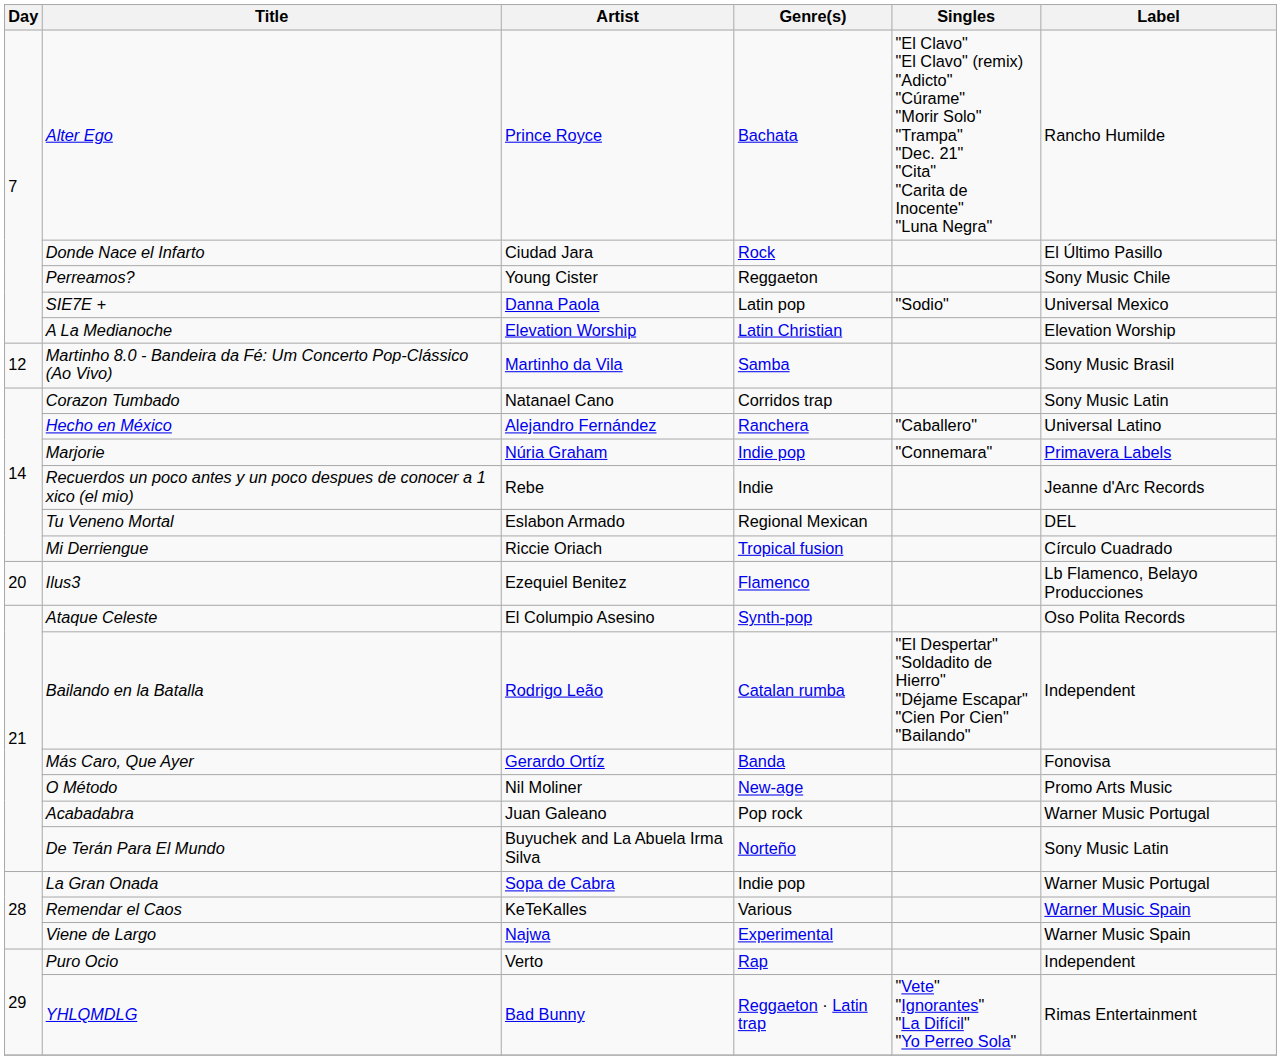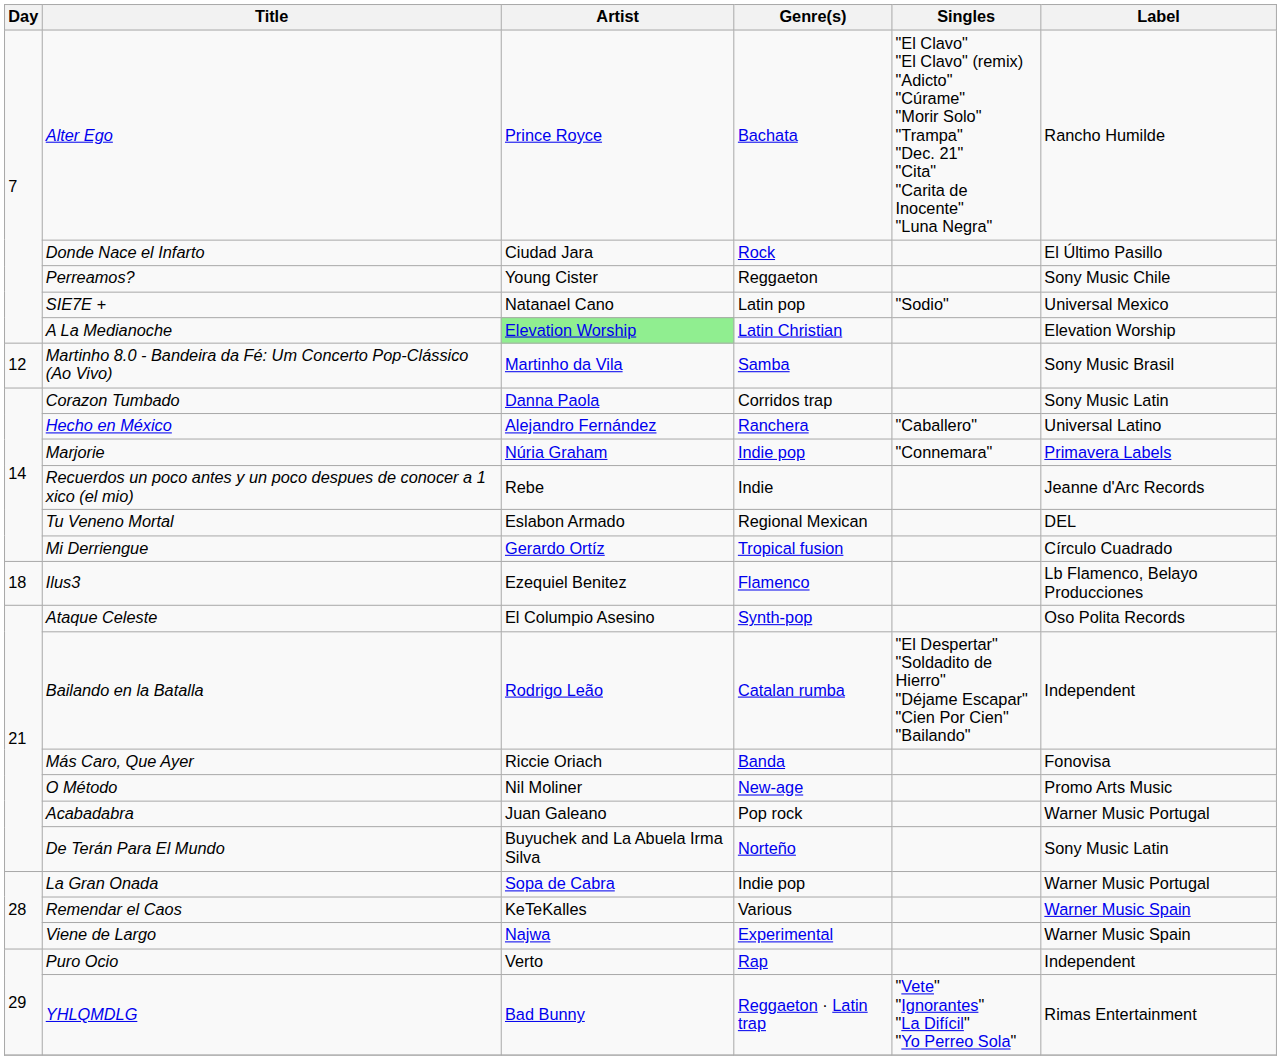(552, 304) Danna Paola -> (559, 304) Natanael Cano
(571, 330) no background -> (571, 330) lightgreen background
(559, 400) Natanael Cano -> (552, 400) Danna Paola
(554, 548) Riccie Oriach -> (555, 548) Gerardo Ortíz
(17, 583) 20 -> (17, 583) 18
(555, 762) Gerardo Ortíz -> (554, 762) Riccie Oriach
